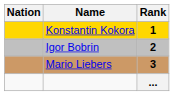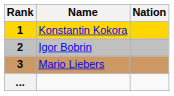columns swapped: (153, 13) <-> (24, 13)
